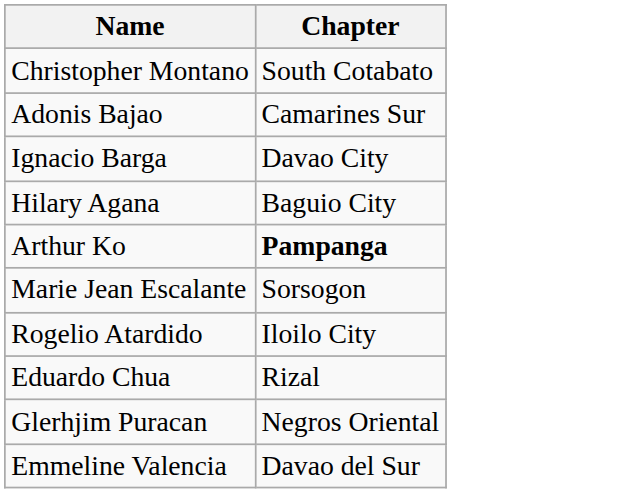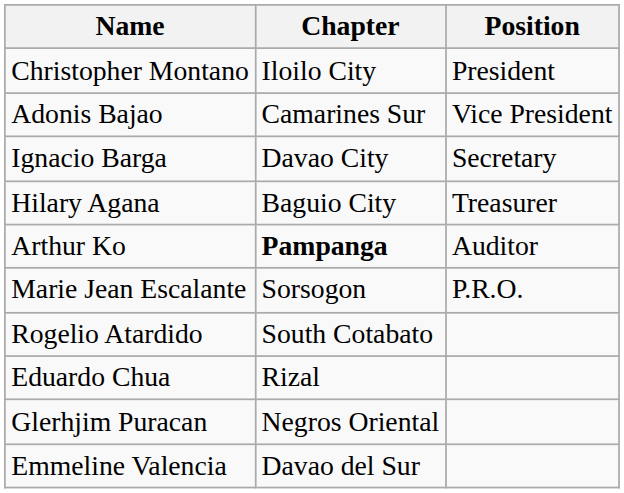+ column: (532, 26)
(347, 70) South Cotabato -> (319, 70) Iloilo City
(319, 333) Iloilo City -> (347, 333) South Cotabato
